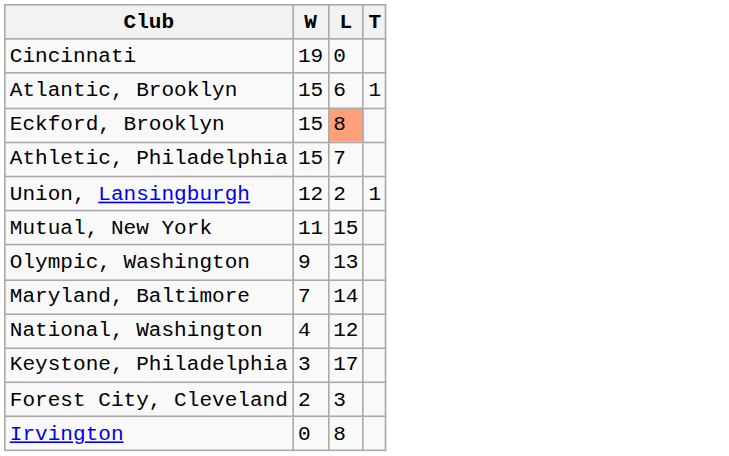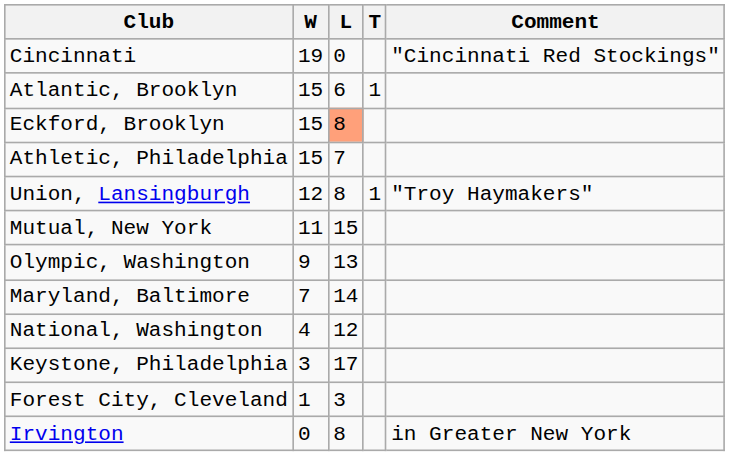+ column: (555, 22)
(340, 194) 2 -> (340, 194) 8
(304, 400) 2 -> (304, 400) 1
